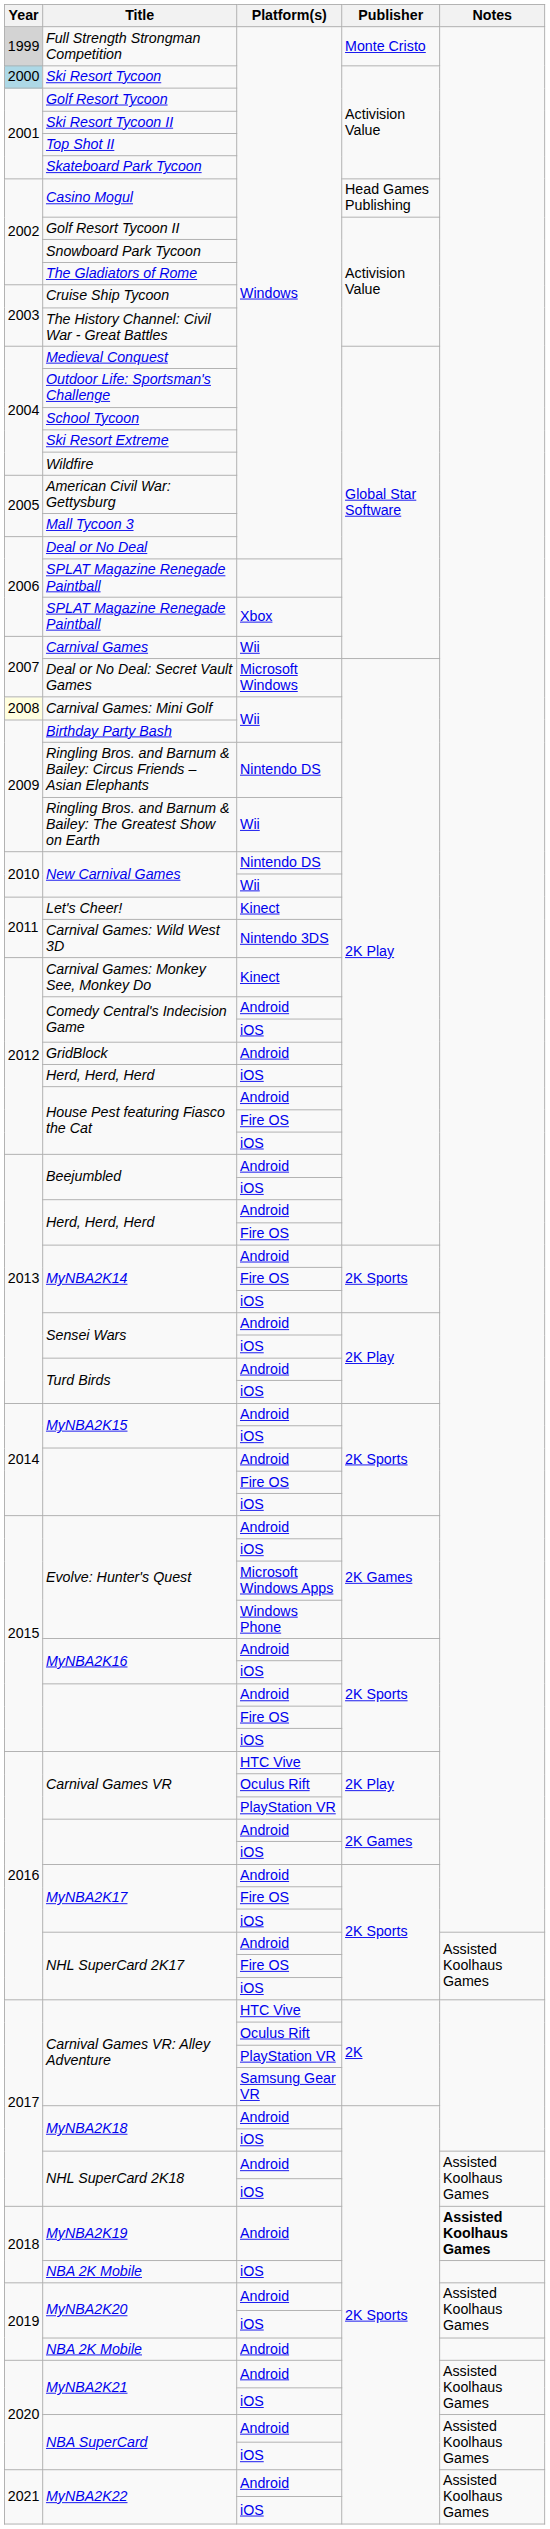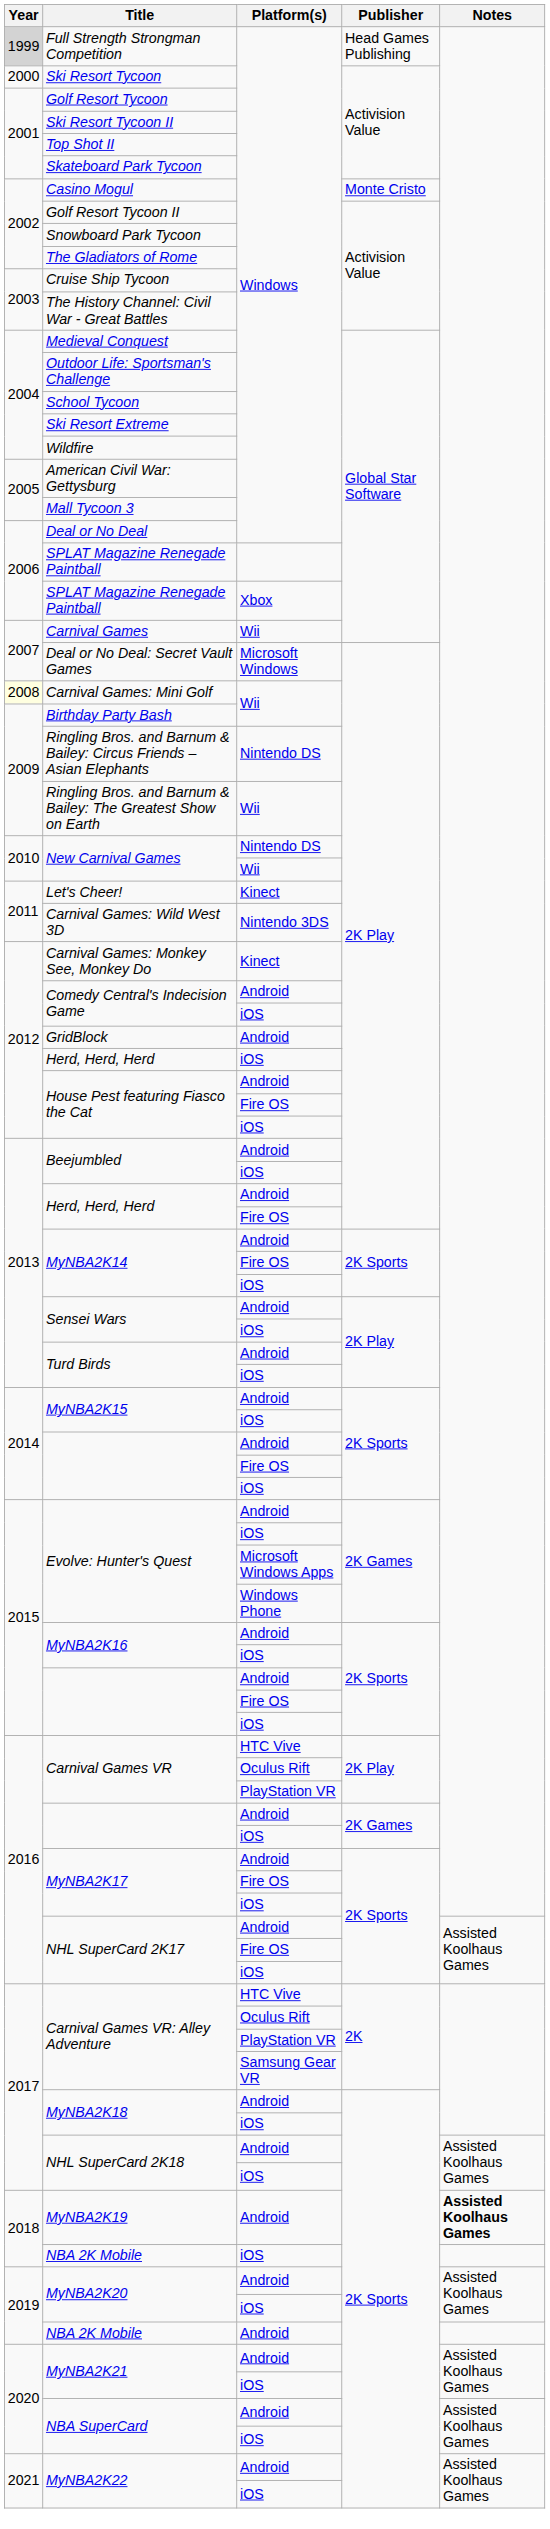(385, 46) Monte Cristo -> (387, 46) Head Games Publishing
(24, 76) lightblue background -> (24, 76) no background
(387, 197) Head Games Publishing -> (385, 189) Monte Cristo
